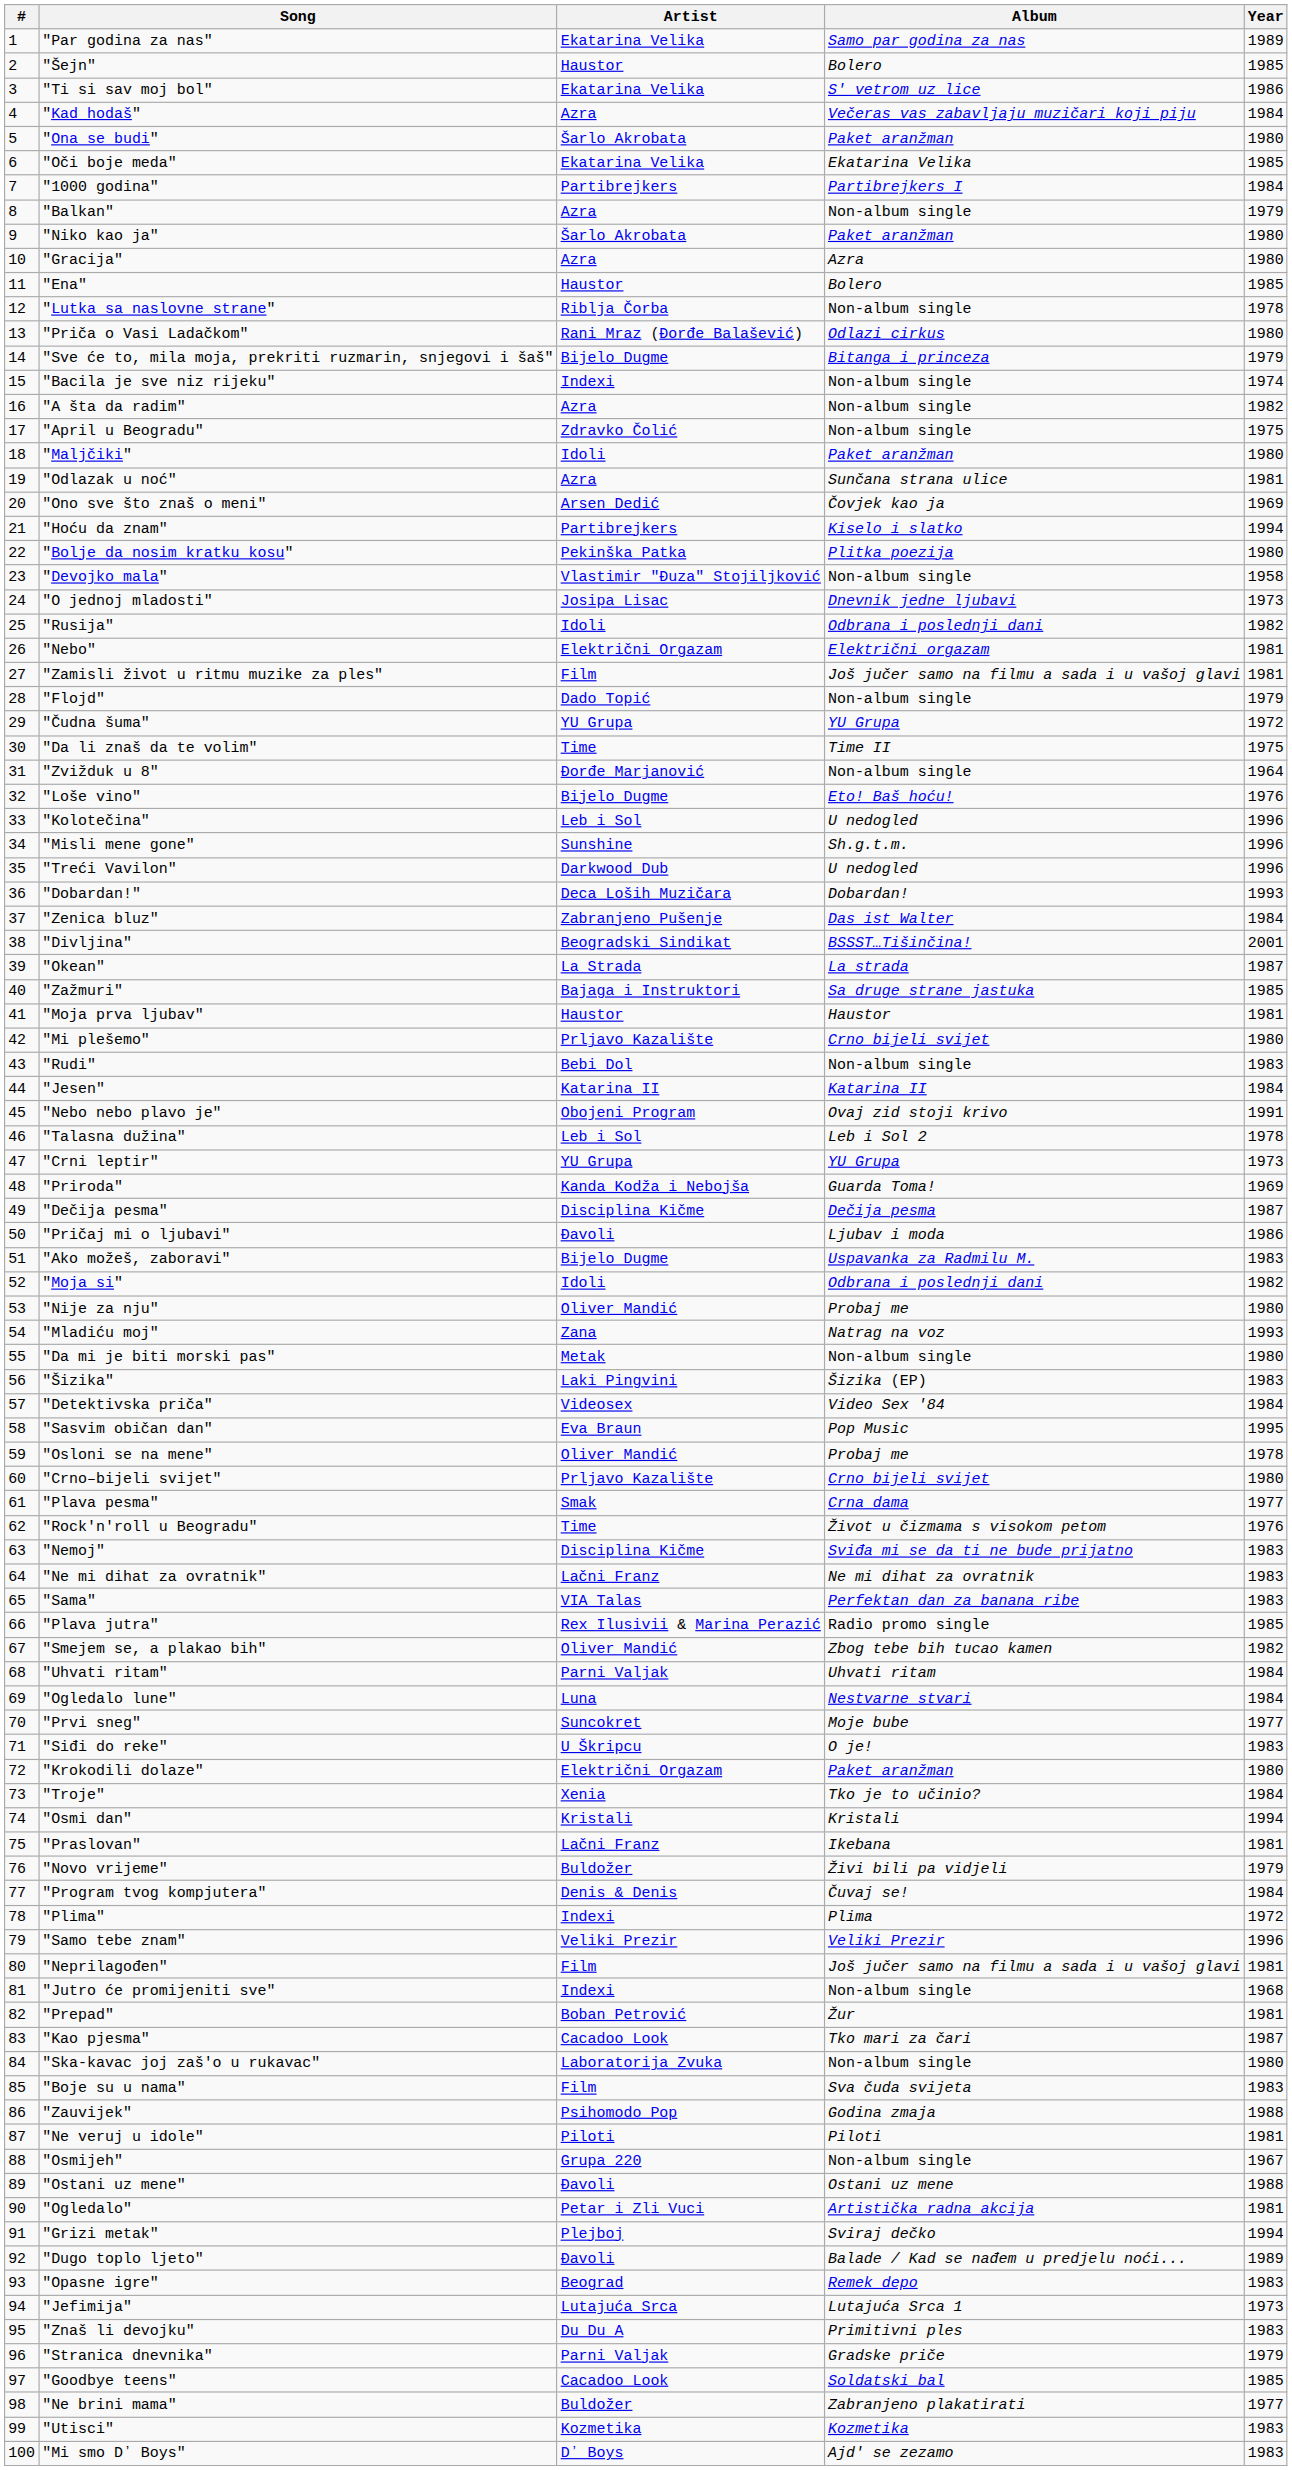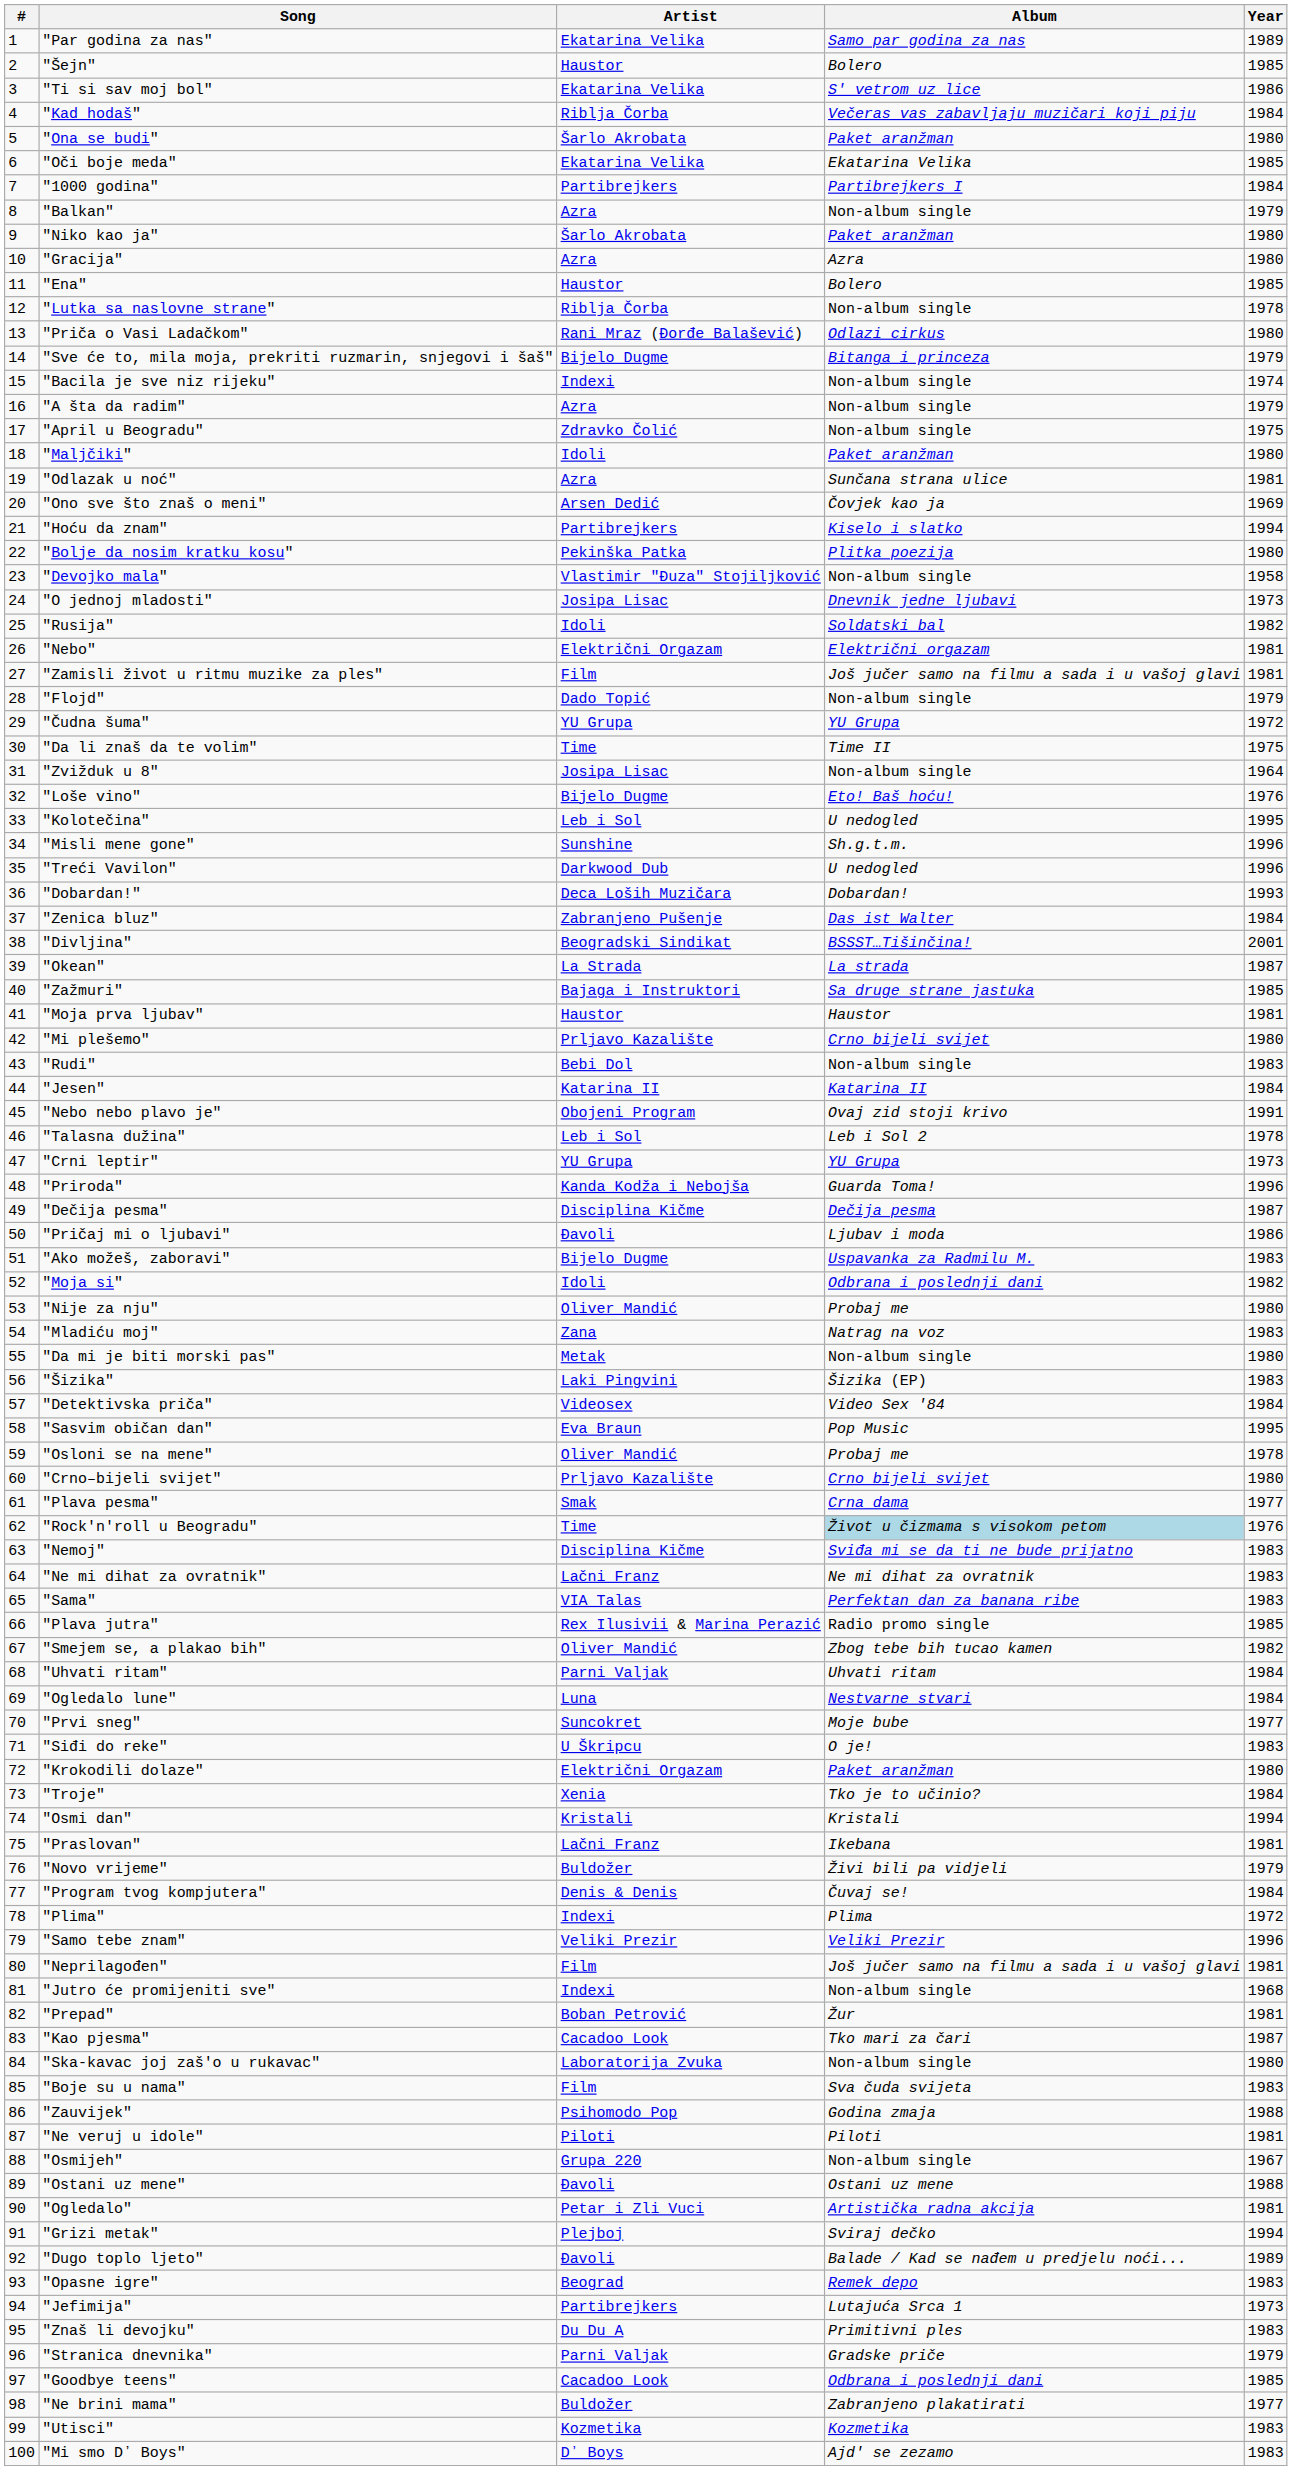(579, 114) Azra -> (615, 114) Riblja Čorba
(1266, 407) 1982 -> (1266, 407) 1979
(936, 626) Odbrana i poslednji dani -> (886, 626) Soldatski bal
(632, 772) Đorđe Marjanović -> (615, 772) Josipa Lisac
(1266, 821) 1996 -> (1266, 821) 1995
(1266, 1186) 1969 -> (1266, 1186) 1996
(1266, 1333) 1993 -> (1266, 1333) 1983
(967, 1527) no background -> (967, 1527) lightblue background
(619, 2307) Lutajuća Srca -> (619, 2307) Partibrejkers
(886, 2380) Soldatski bal -> (936, 2380) Odbrana i poslednji dani
